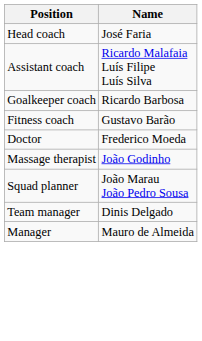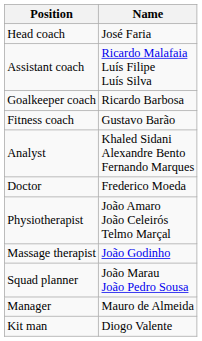+ row: (26, 153)
+ row: (45, 220)
- row: (44, 212)
+ row: (27, 326)
